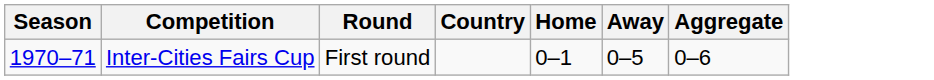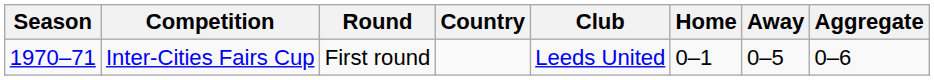+ column: (600, 22)
